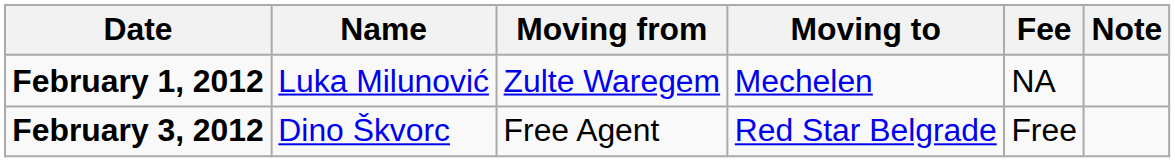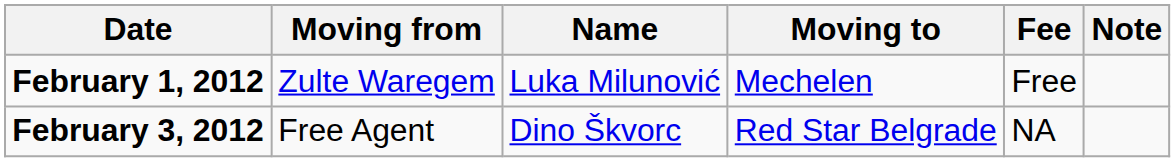columns swapped: (384, 29) <-> (612, 29)
(1034, 80) NA -> (1044, 80) Free
(1044, 130) Free -> (1034, 130) NA
